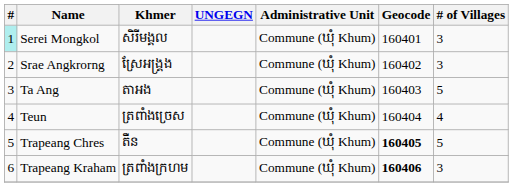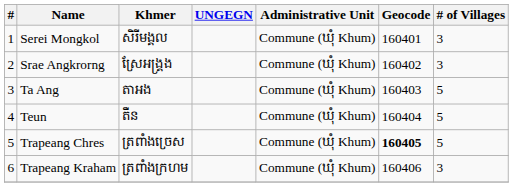(11, 38) paleturquoise background -> (11, 38) no background
(153, 115) ត្រពាំងច្រេស -> (130, 115) តឺន
(440, 116) 4 -> (440, 116) 5
(130, 141) តឺន -> (153, 141) ត្រពាំងច្រេស
(402, 168) bold -> (402, 168) normal
